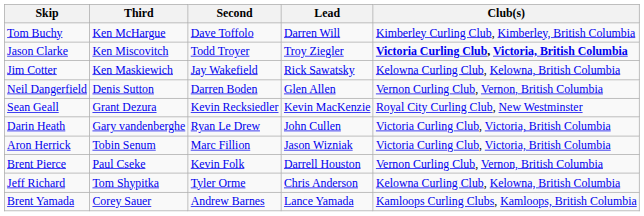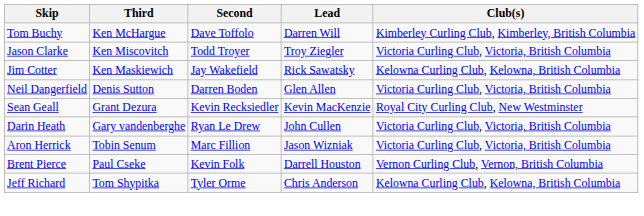(502, 51) bold -> (493, 51) normal
(489, 88) Vernon Curling Club, Vernon, British Columbia -> (493, 88) Victoria Curling Club, Victoria, British Columbia
- row: (41, 201)
